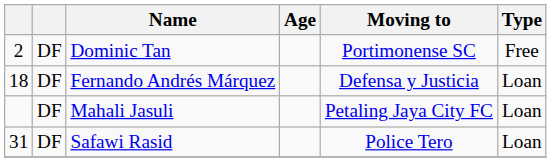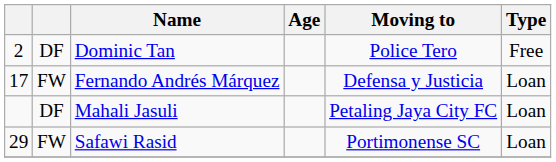(409, 50) Portimonense SC -> (413, 50) Police Tero
(19, 80) 18 -> (19, 80) 17
(49, 80) DF -> (51, 80) FW
(19, 141) 31 -> (19, 141) 29
(49, 141) DF -> (51, 141) FW
(409, 141) Police Tero -> (413, 141) Portimonense SC
